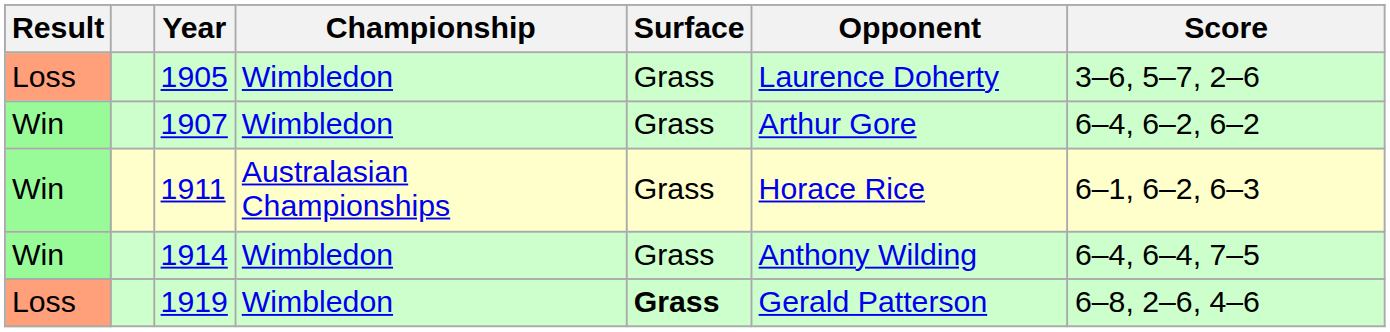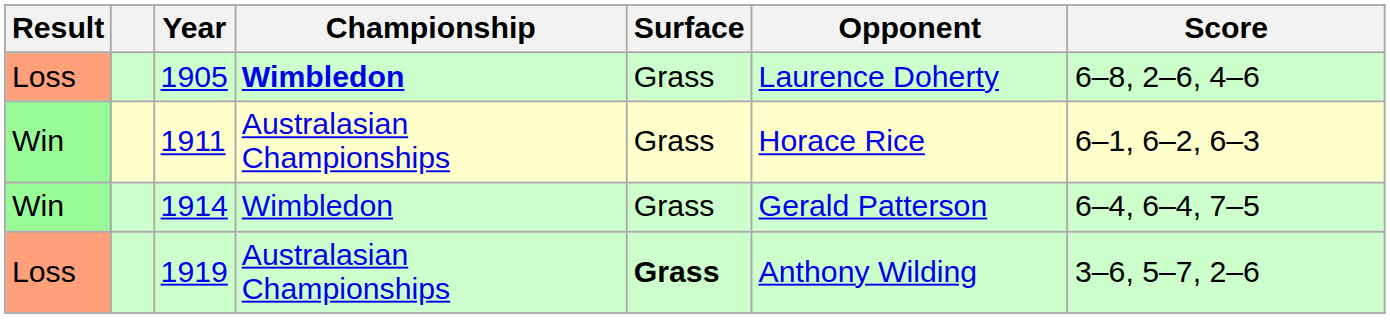(317, 76) normal -> (323, 76) bold
(1167, 76) 3–6, 5–7, 2–6 -> (1167, 76) 6–8, 2–6, 4–6
- row: (194, 124)
(868, 254) Anthony Wilding -> (873, 206) Gerald Patterson
(317, 302) Wimbledon -> (346, 271) Australasian Championships
(873, 302) Gerald Patterson -> (868, 271) Anthony Wilding
(1167, 302) 6–8, 2–6, 4–6 -> (1167, 271) 3–6, 5–7, 2–6
